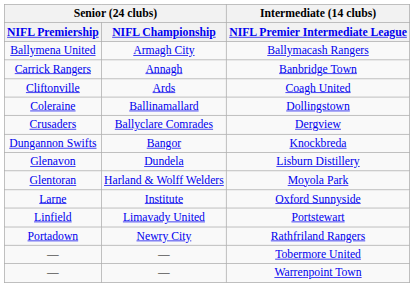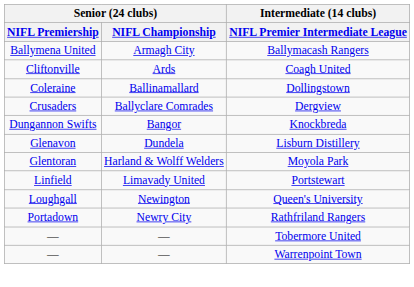- row: (318, 69)
- row: (318, 198)
+ row: (318, 198)
